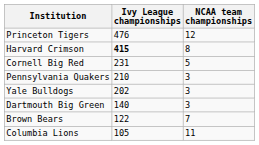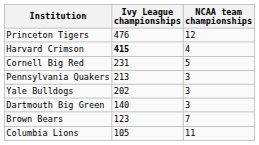(188, 49) 8 -> (188, 49) 4
(122, 77) 210 -> (122, 77) 213
(122, 119) 122 -> (122, 119) 123
